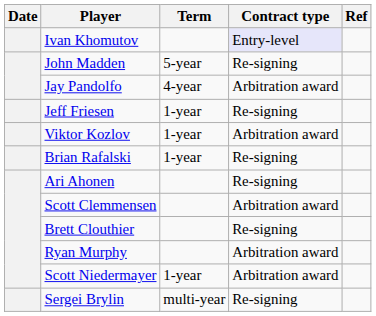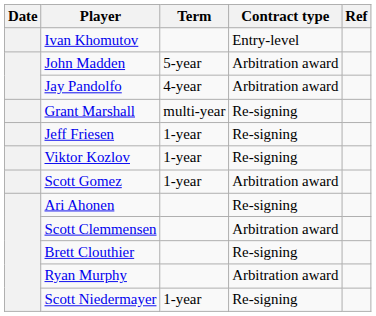(266, 39) lavender background -> (266, 39) no background
(265, 63) Re-signing -> (285, 63) Arbitration award
+ row: (90, 110)
(285, 134) Arbitration award -> (265, 157) Re-signing
+ row: (83, 181)
- row: (88, 157)
(285, 275) Arbitration award -> (265, 299) Re-signing
- row: (84, 299)
